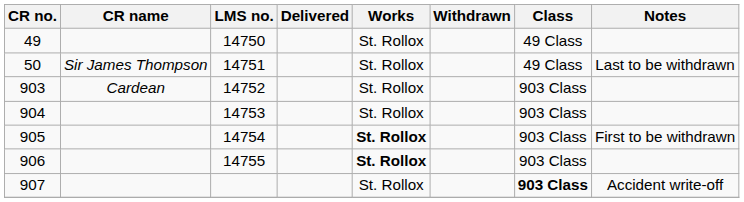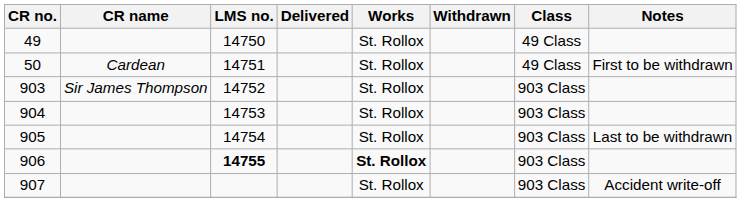(136, 64) Sir James Thompson -> (136, 64) Cardean
(665, 64) Last to be withdrawn -> (663, 64) First to be withdrawn
(136, 88) Cardean -> (136, 88) Sir James Thompson
(391, 137) bold -> (391, 137) normal
(665, 137) First to be withdrawn -> (662, 137) Last to be withdrawn
(244, 161) normal -> (244, 161) bold
(553, 185) bold -> (552, 185) normal
